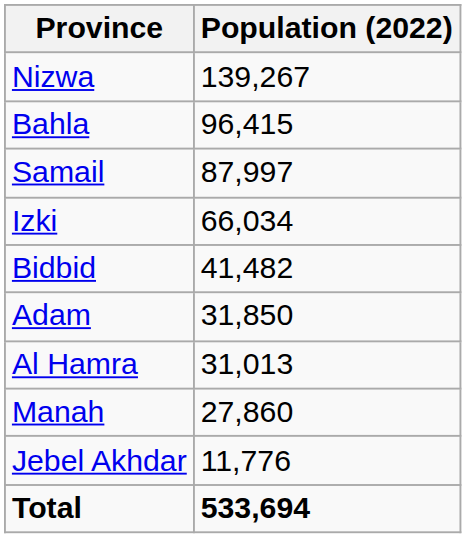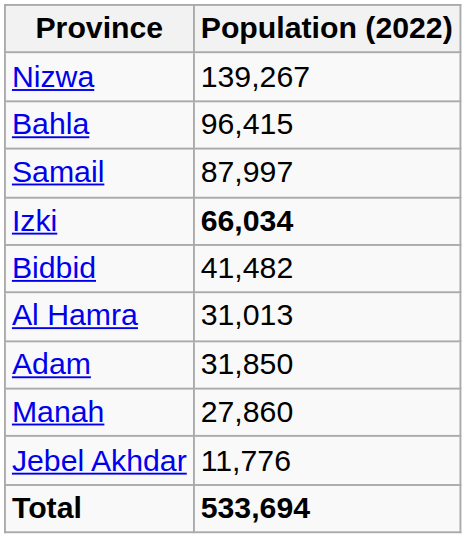(247, 220) normal -> (247, 220) bold
rows swapped: (51, 316) <-> (75, 364)
